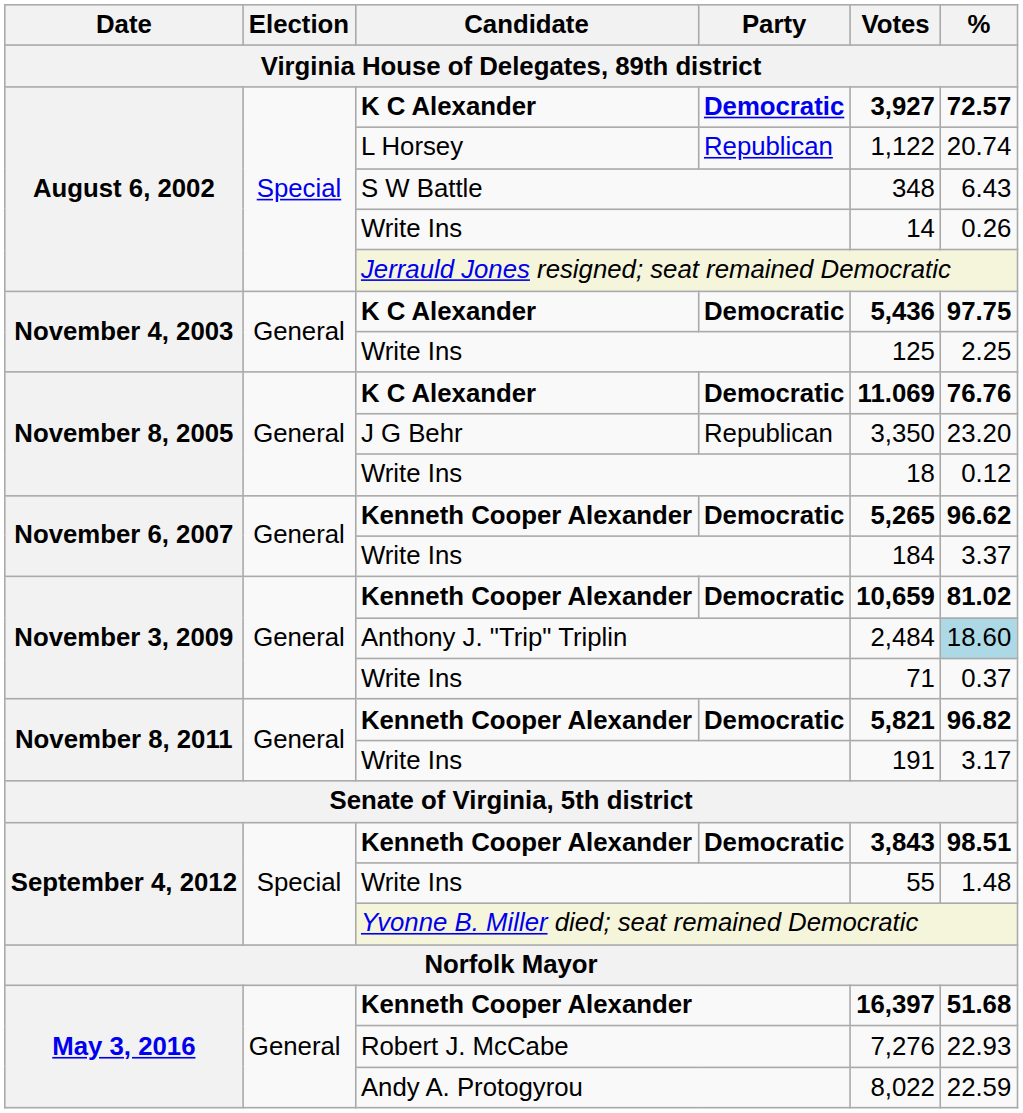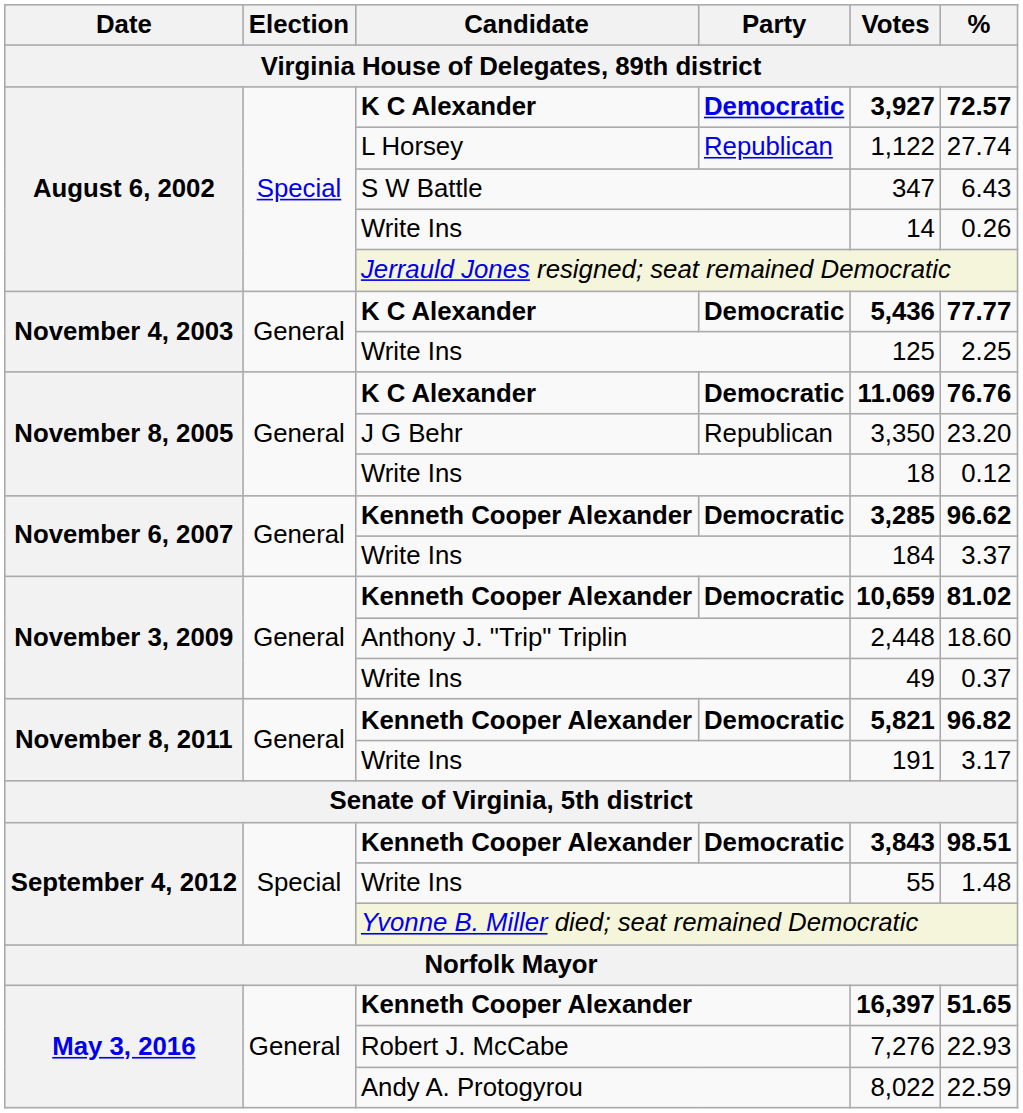(979, 147) 20.74 -> (979, 147) 27.74
(913, 188) 348 -> (913, 188) 347
(979, 310) 97.75 -> (979, 310) 77.77
(903, 515) 5,265 -> (903, 515) 3,285
(903, 637) 2,484 -> (903, 637) 2,448
(979, 637) lightblue background -> (979, 637) no background
(921, 678) 71 -> (921, 678) 49
(979, 1005) 51.68 -> (979, 1005) 51.65
